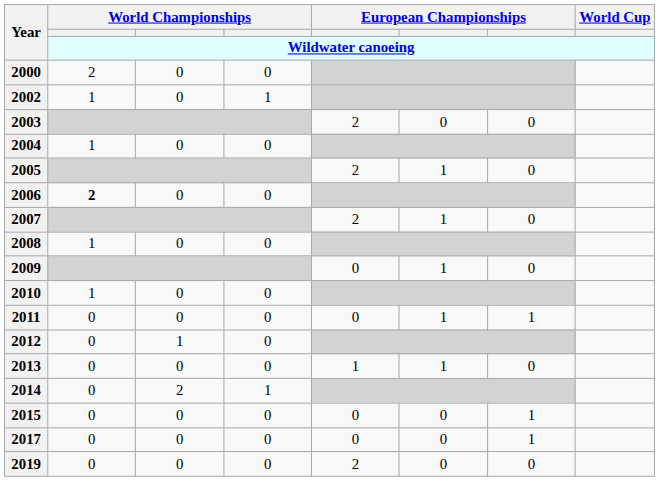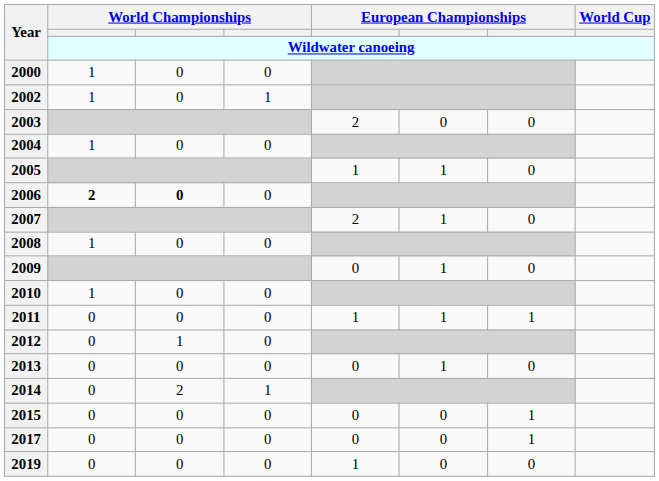(92, 72) 2 -> (92, 72) 1
(356, 170) 2 -> (356, 170) 1
(180, 195) normal -> (180, 195) bold
(356, 317) 0 -> (356, 317) 1
(356, 366) 1 -> (356, 366) 0
(356, 464) 2 -> (356, 464) 1
